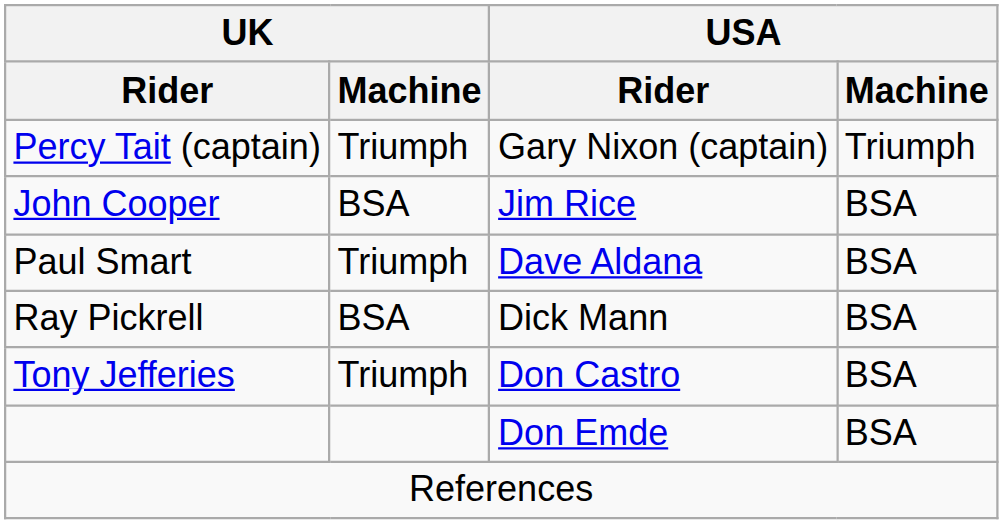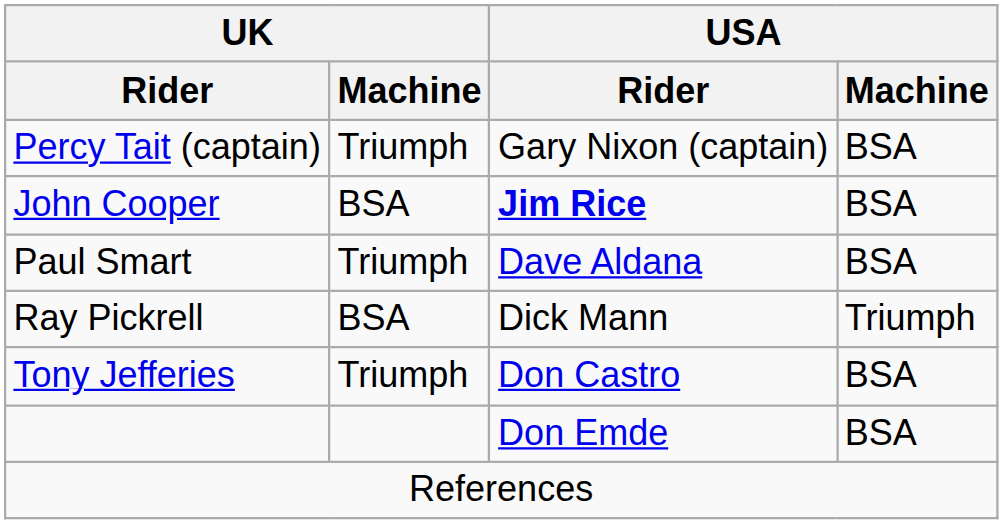(910, 147) Triumph -> (881, 147) BSA
(567, 204) normal -> (572, 204) bold
(881, 318) BSA -> (910, 318) Triumph
